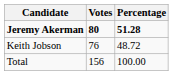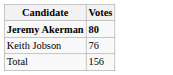- column: (142, 12)
